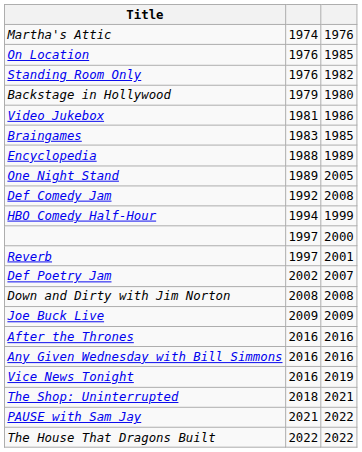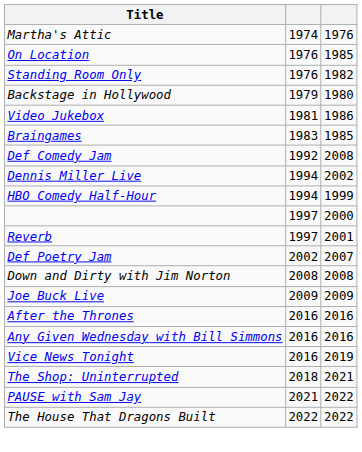- row: (52, 155)
- row: (63, 176)
+ row: (74, 176)
